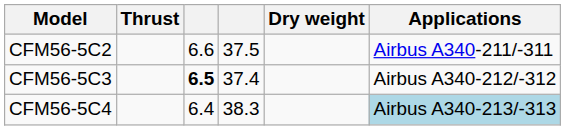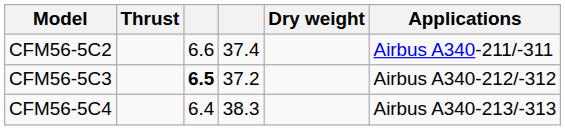(241, 49) 37.5 -> (241, 49) 37.4
(241, 79) 37.4 -> (241, 79) 37.2
(465, 109) lightblue background -> (465, 109) no background
